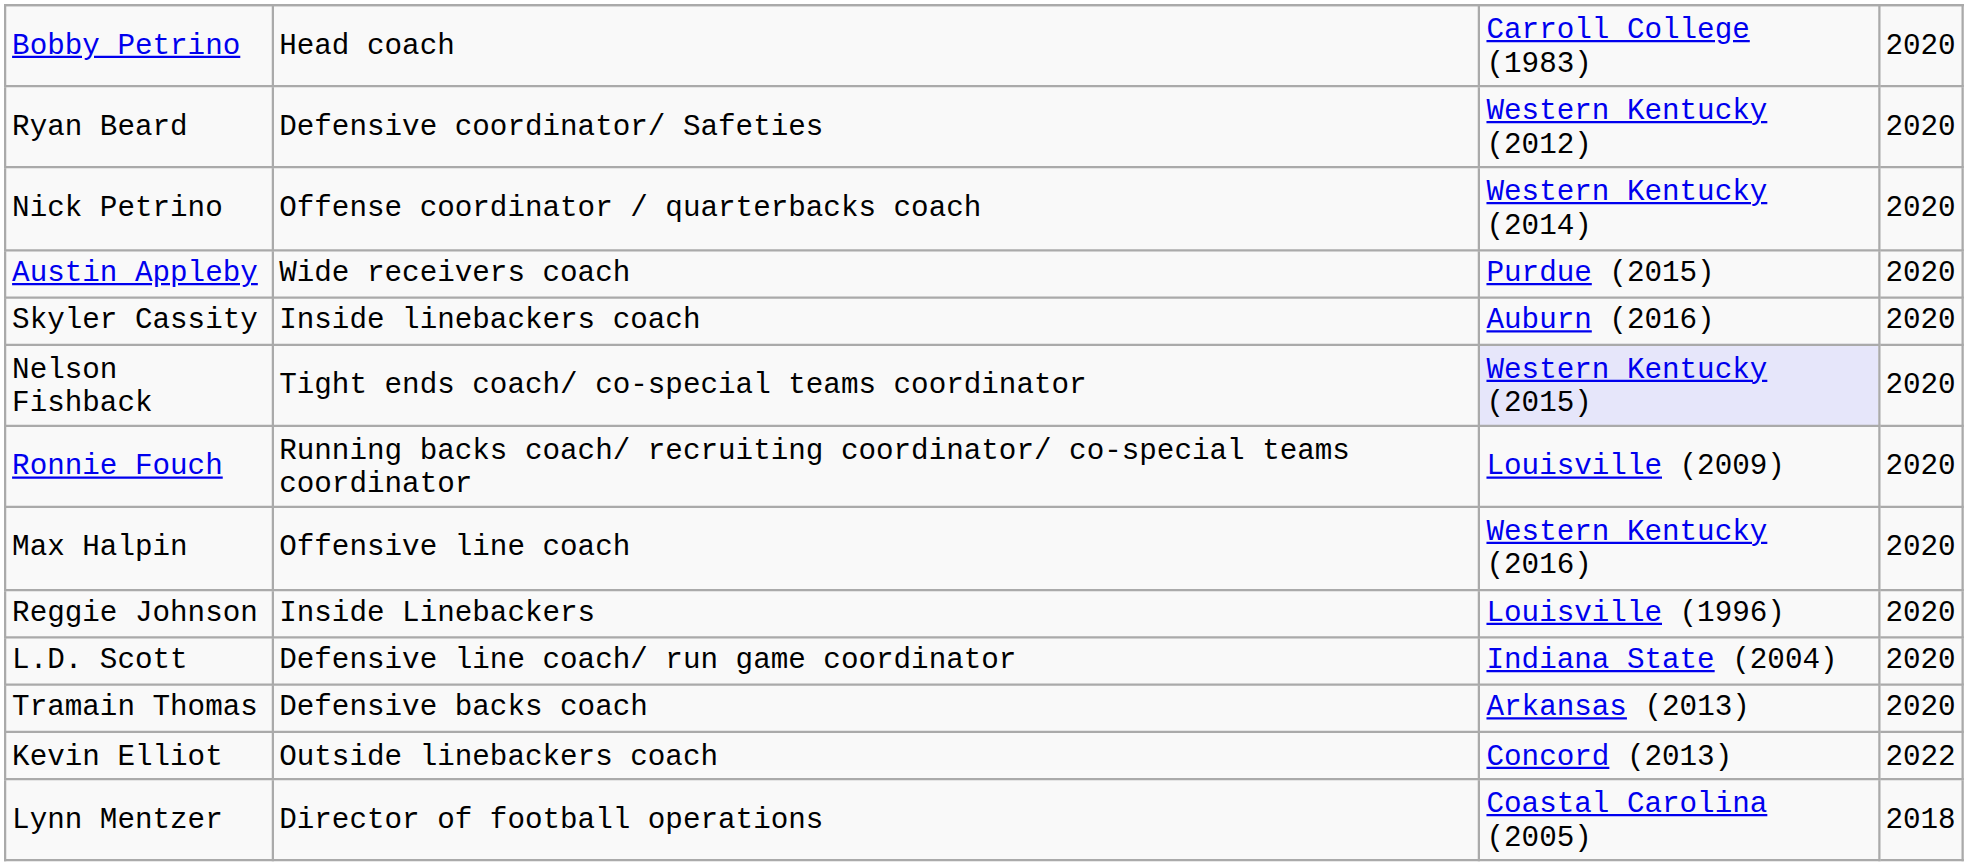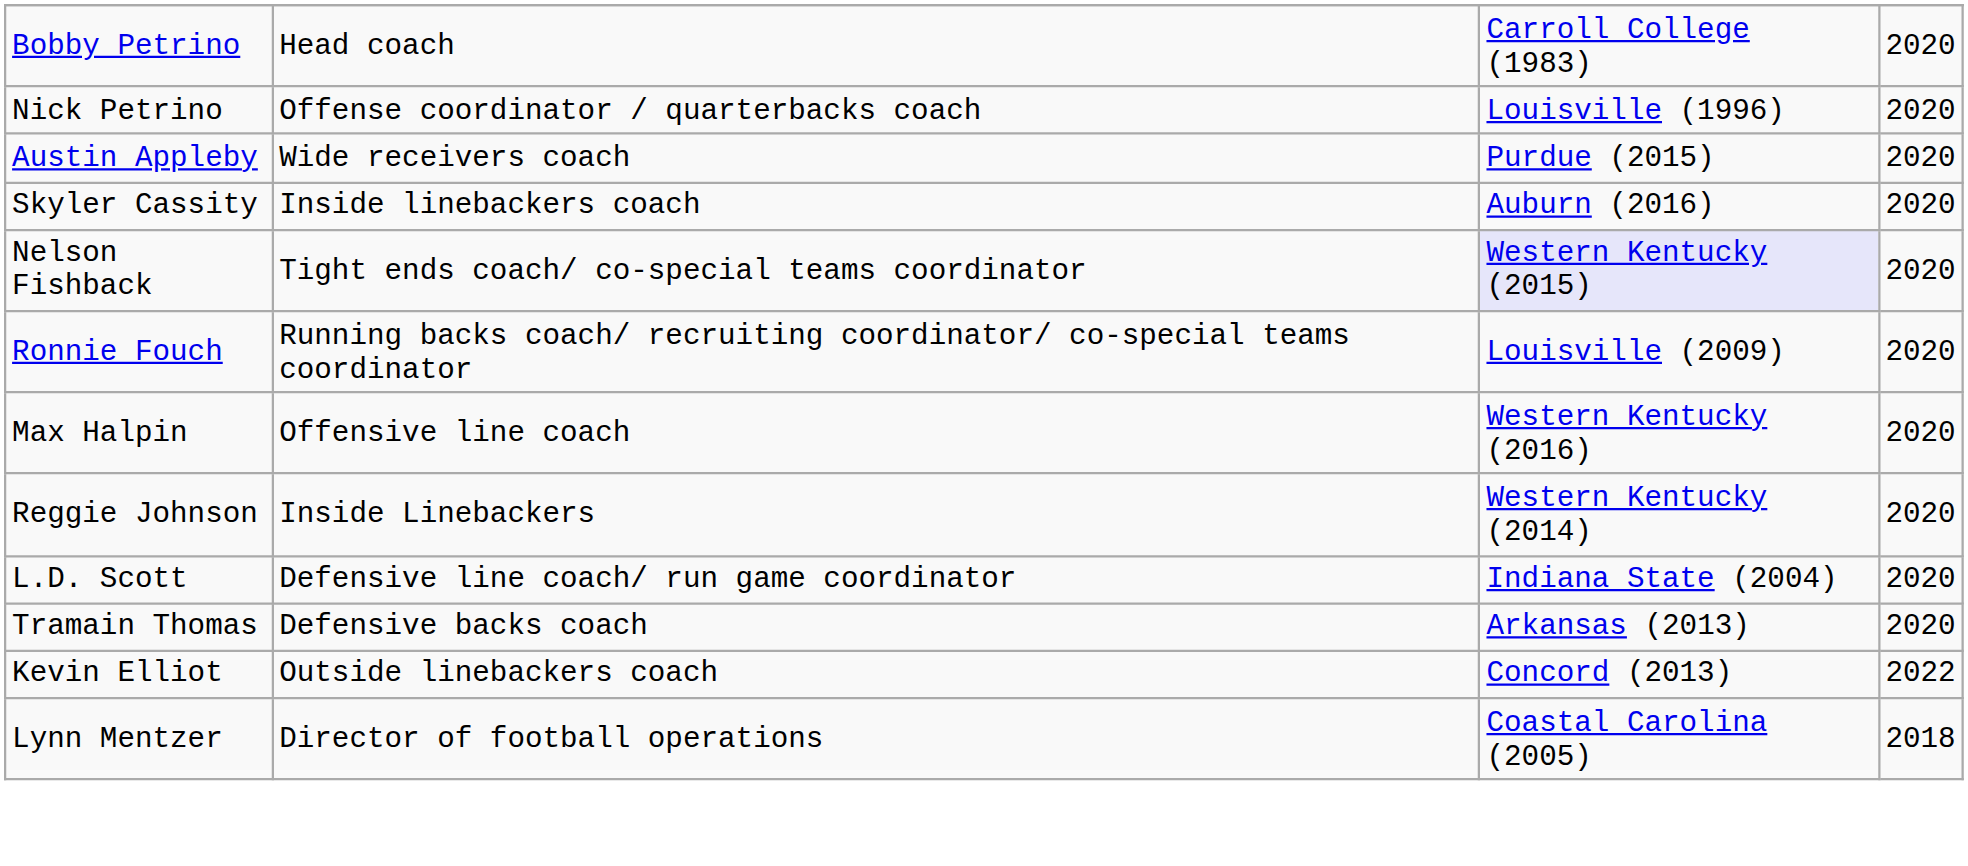- row: (100, 127)
(1627, 209) Western Kentucky (2014) -> (1636, 110) Louisville (1996)
(1636, 613) Louisville (1996) -> (1627, 515) Western Kentucky (2014)
